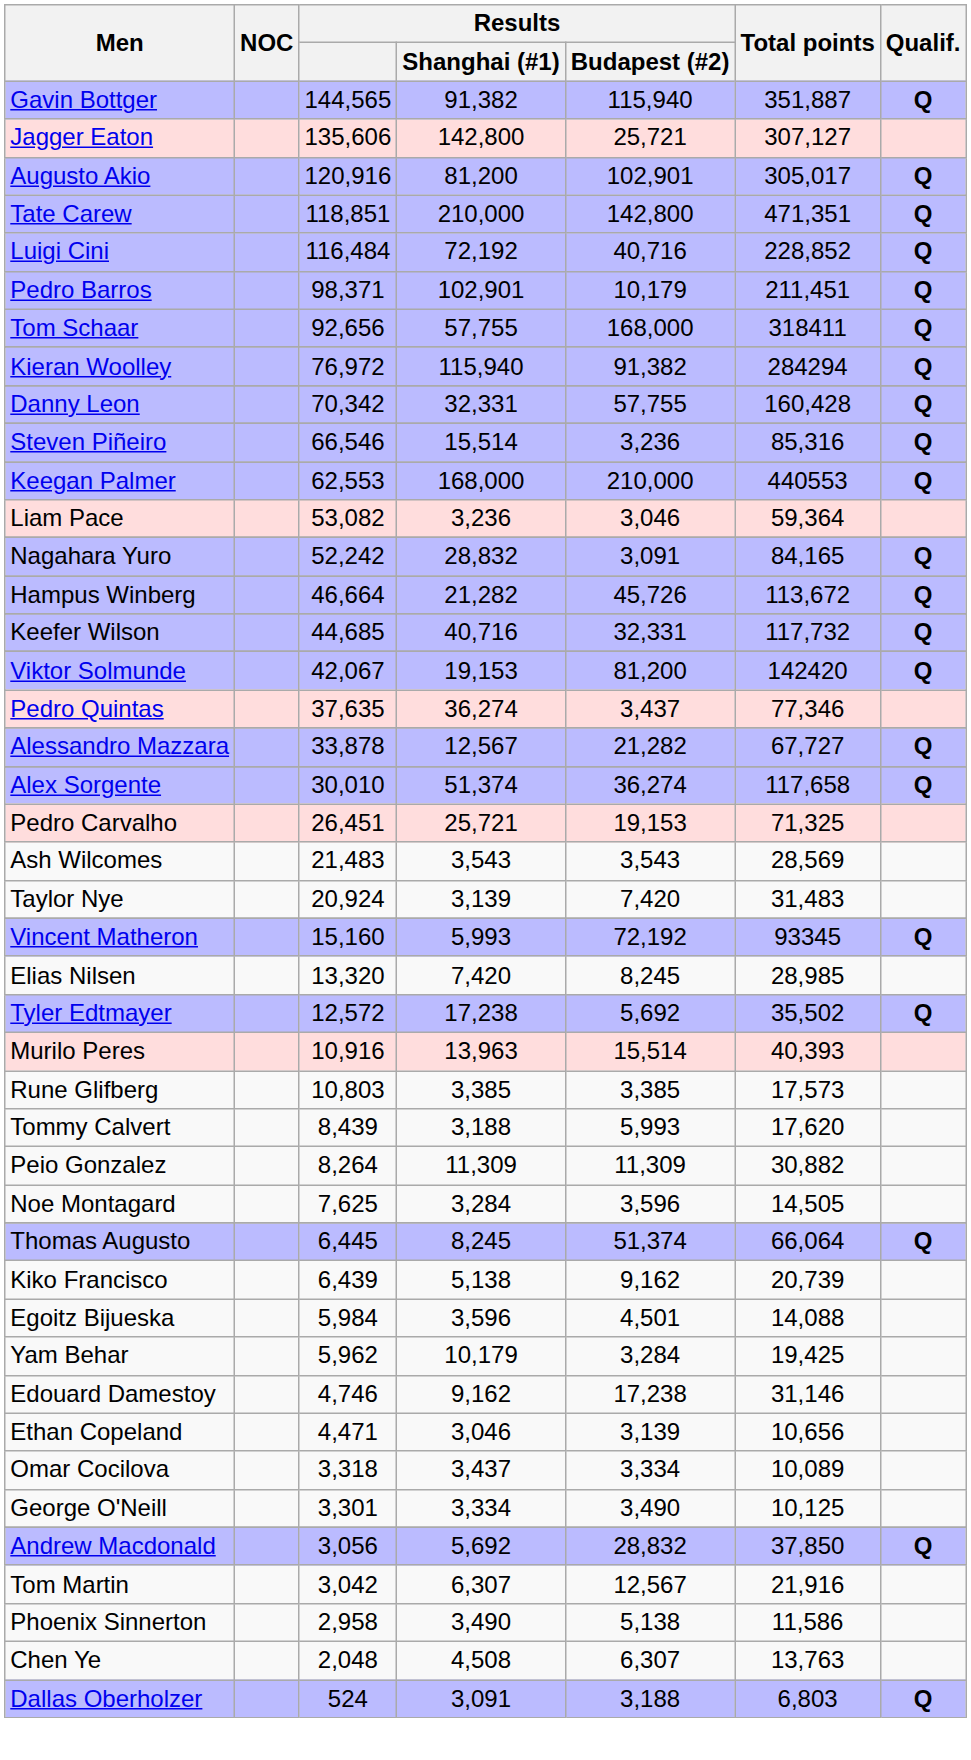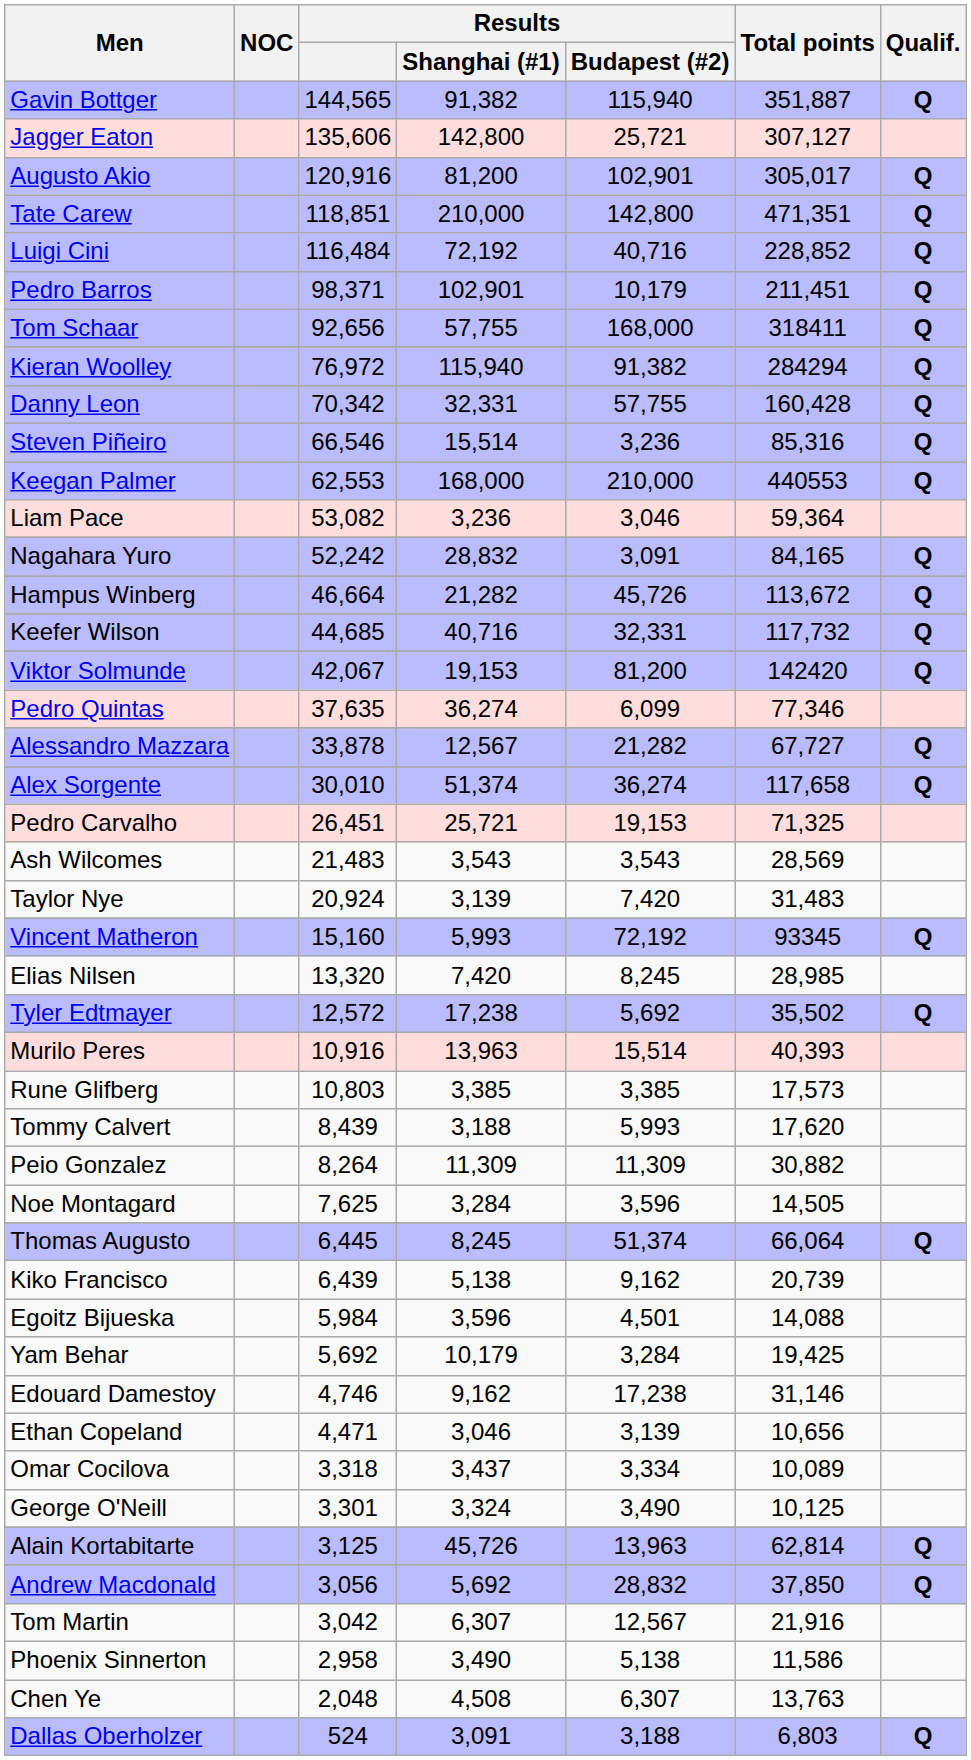(650, 708) 3,437 -> (650, 708) 6,099
(348, 1355) 5,962 -> (348, 1355) 5,692
(481, 1507) 3,334 -> (481, 1507) 3,324
+ row: (102, 1546)
